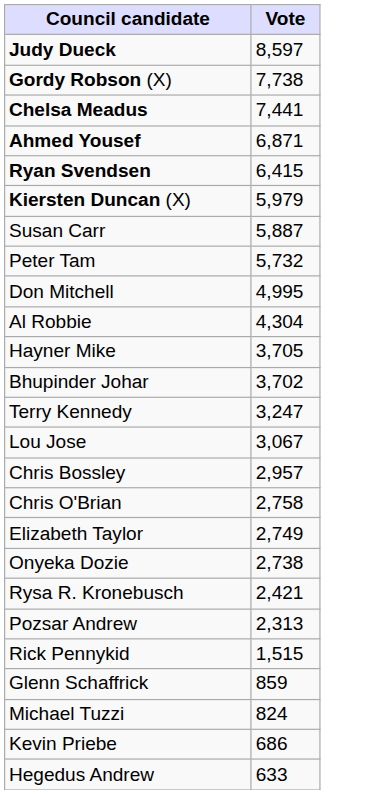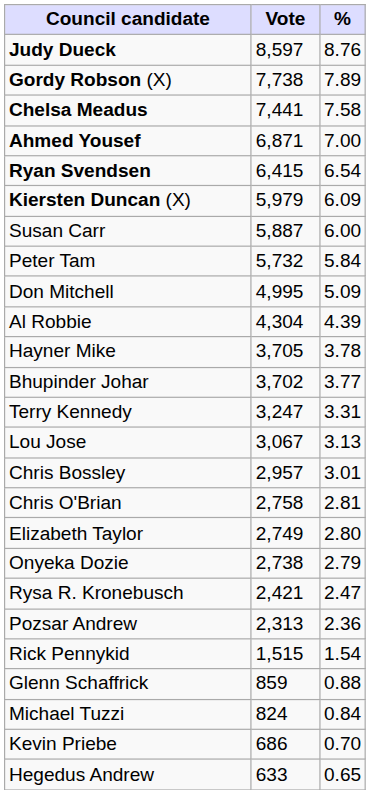+ column: (343, 19)
